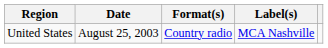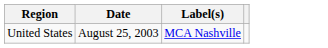- column: (198, 14)
